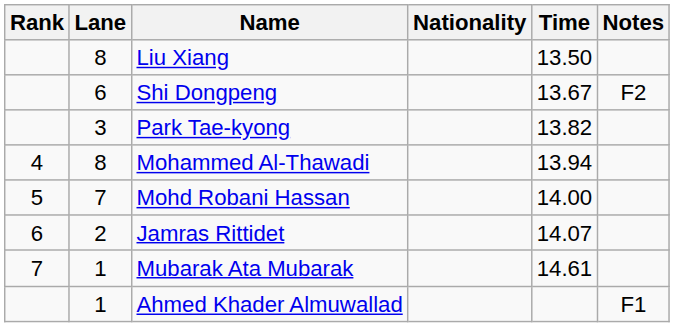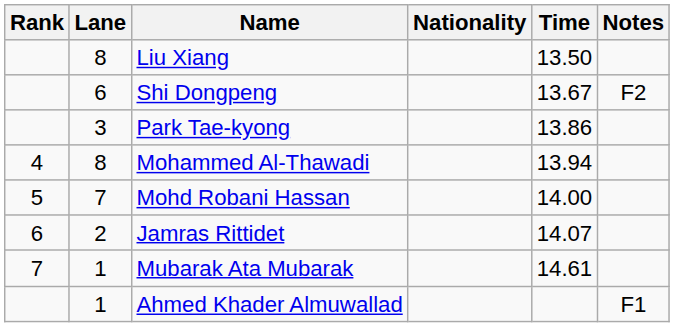(564, 128) 13.82 -> (564, 128) 13.86
